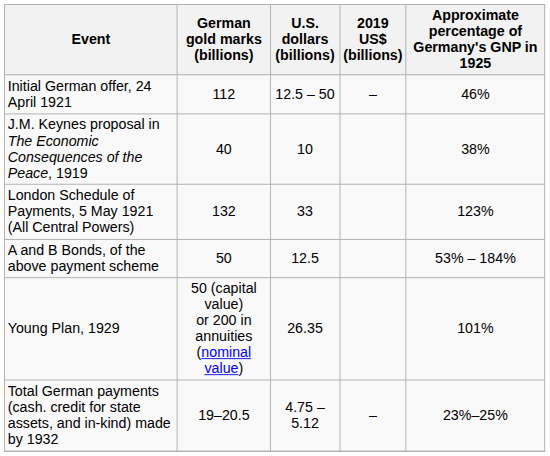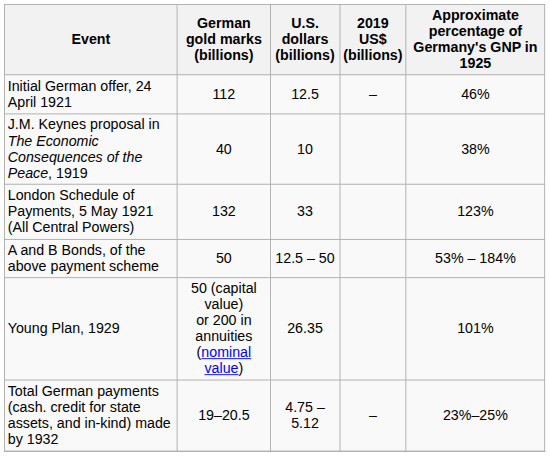(305, 94) 12.5 – 50 -> (305, 94) 12.5
(305, 258) 12.5 -> (305, 258) 12.5 – 50
